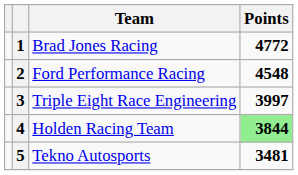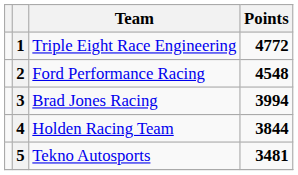(95, 46) Brad Jones Racing -> (134, 46) Triple Eight Race Engineering
(134, 101) Triple Eight Race Engineering -> (95, 101) Brad Jones Racing
(272, 101) 3997 -> (272, 101) 3994
(272, 128) lightgreen background -> (272, 128) no background
